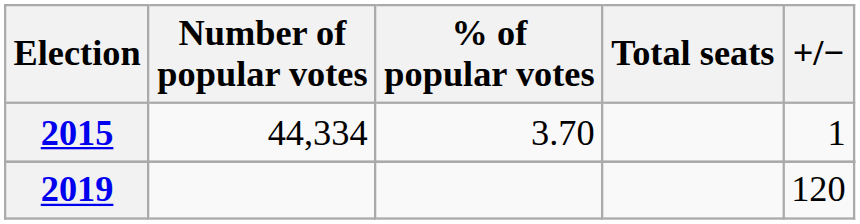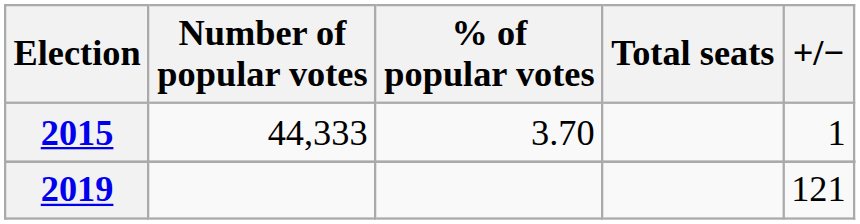(318, 131) 44,334 -> (318, 131) 44,333
(818, 189) 120 -> (818, 189) 121
